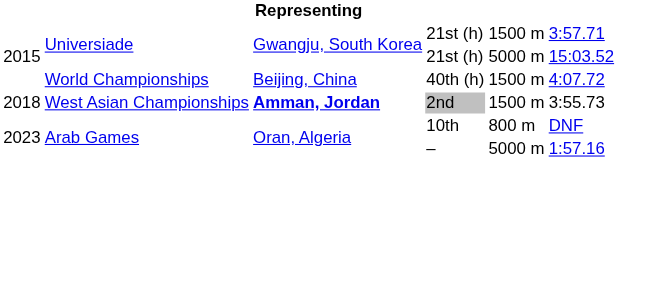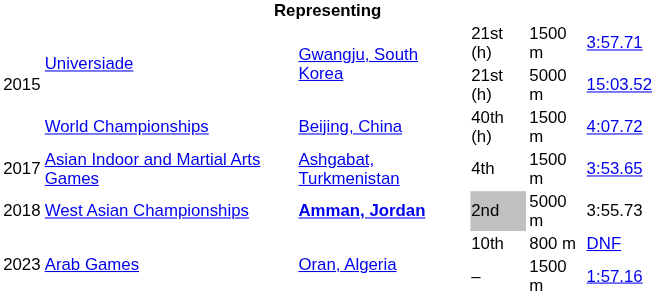+ row: (153, 169)
(516, 102) 1500 m -> (548, 211) 5000 m
(516, 149) 5000 m -> (548, 276) 1500 m
